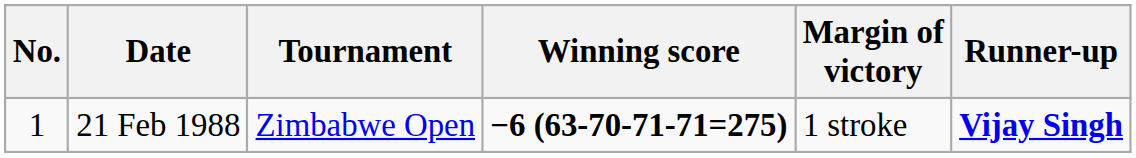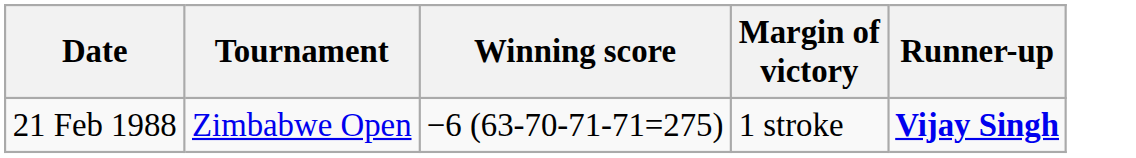- column: (37, 51)
(639, 124) bold -> (575, 124) normal
